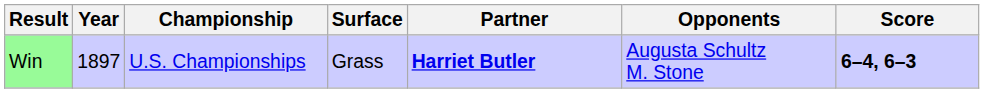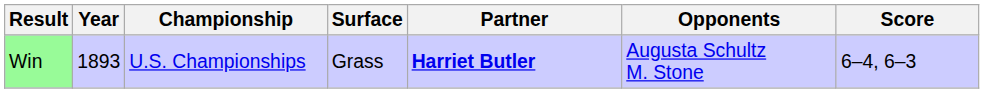(99, 61) 1897 -> (99, 61) 1893
(879, 61) bold -> (879, 61) normal
